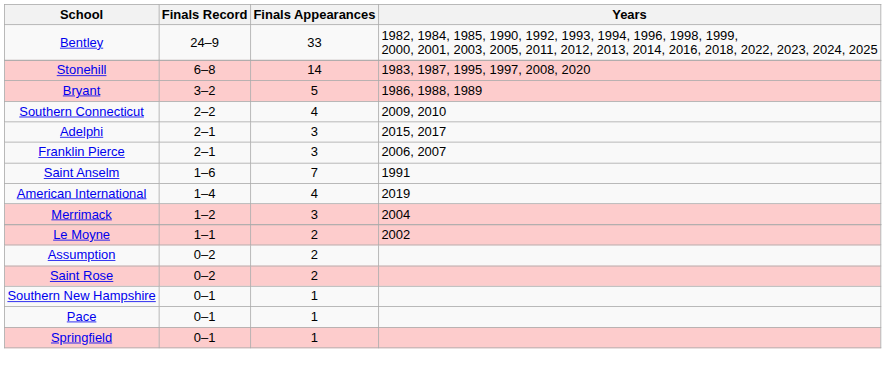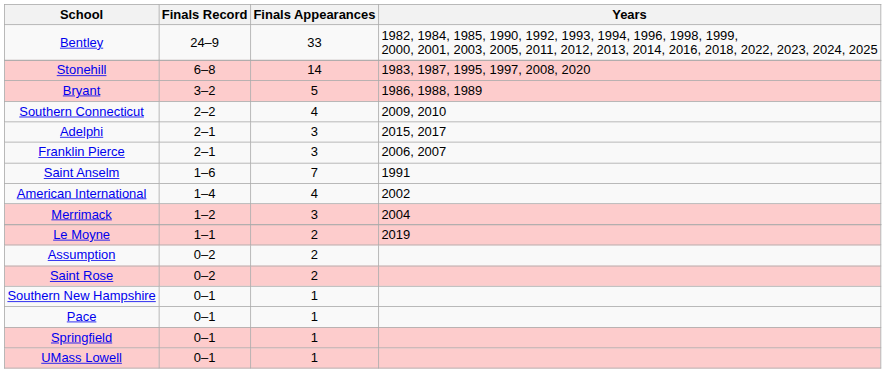(396, 193) 2019 -> (396, 193) 2002
(396, 234) 2002 -> (396, 234) 2019
+ row: (82, 358)
